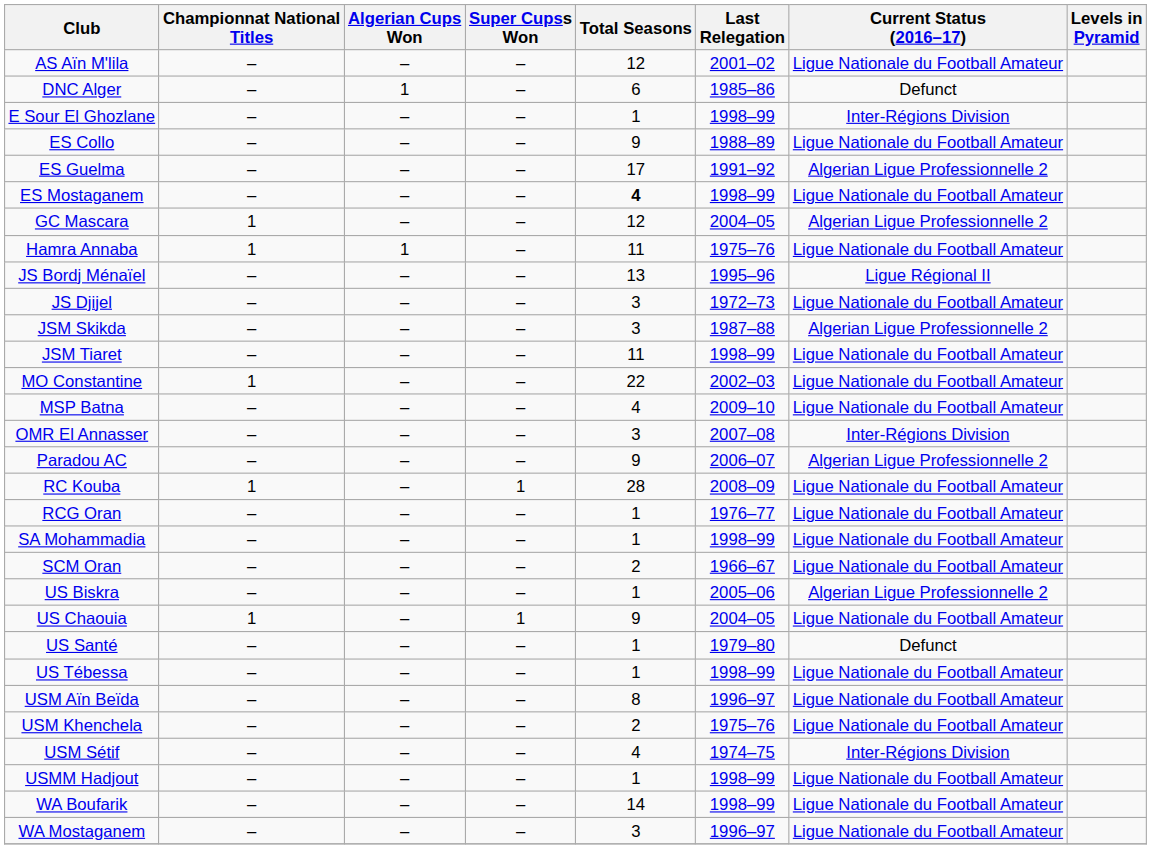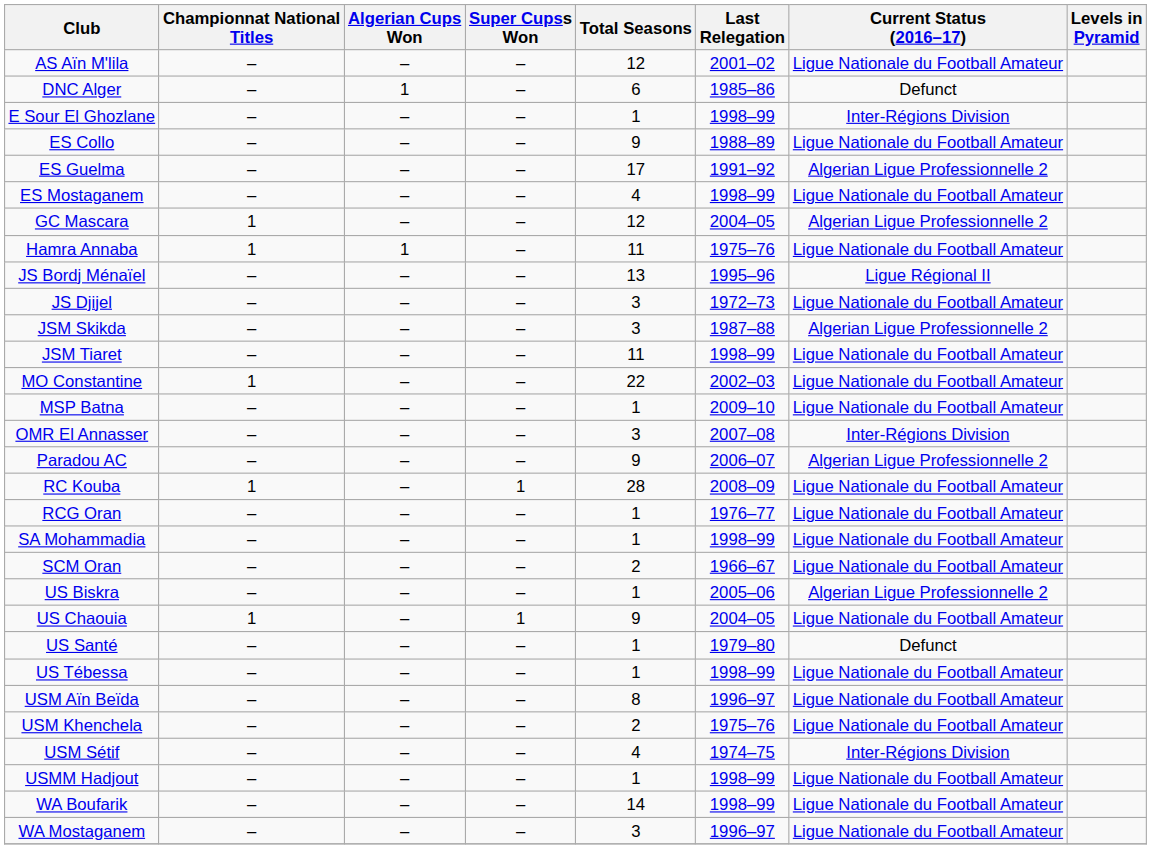(636, 195) bold -> (636, 195) normal
(636, 407) 4 -> (636, 407) 1
